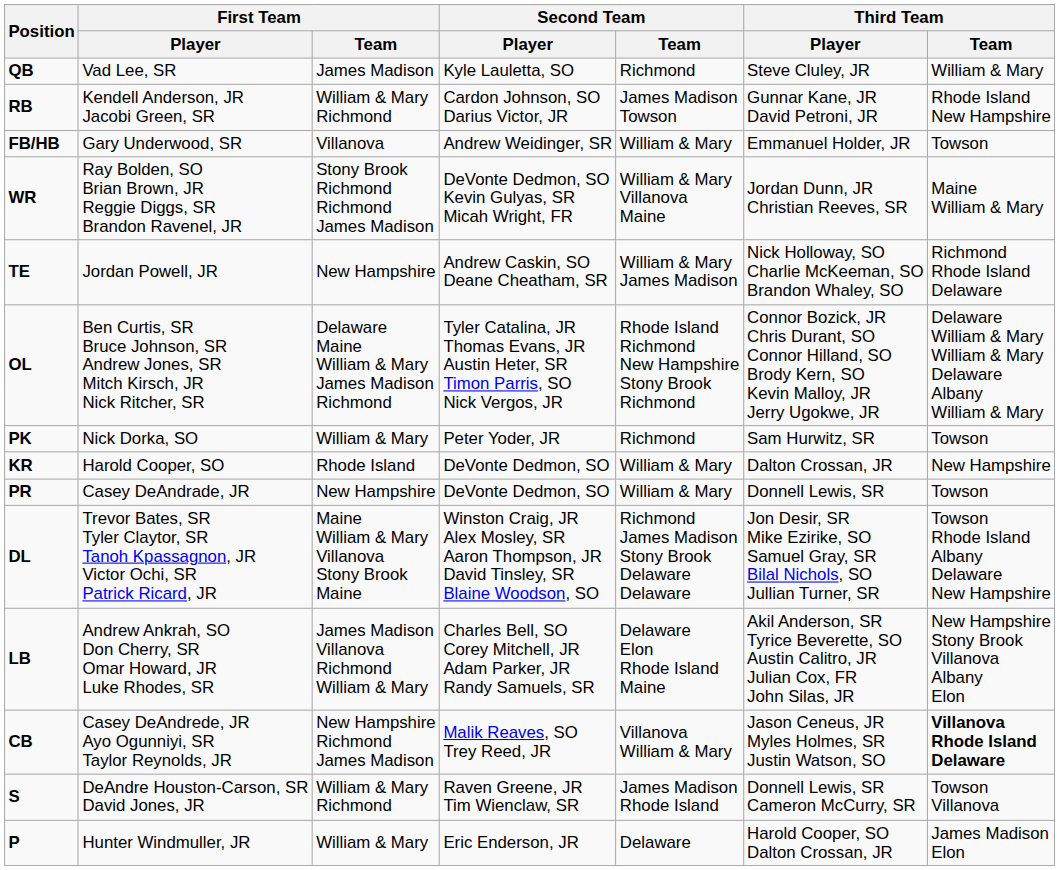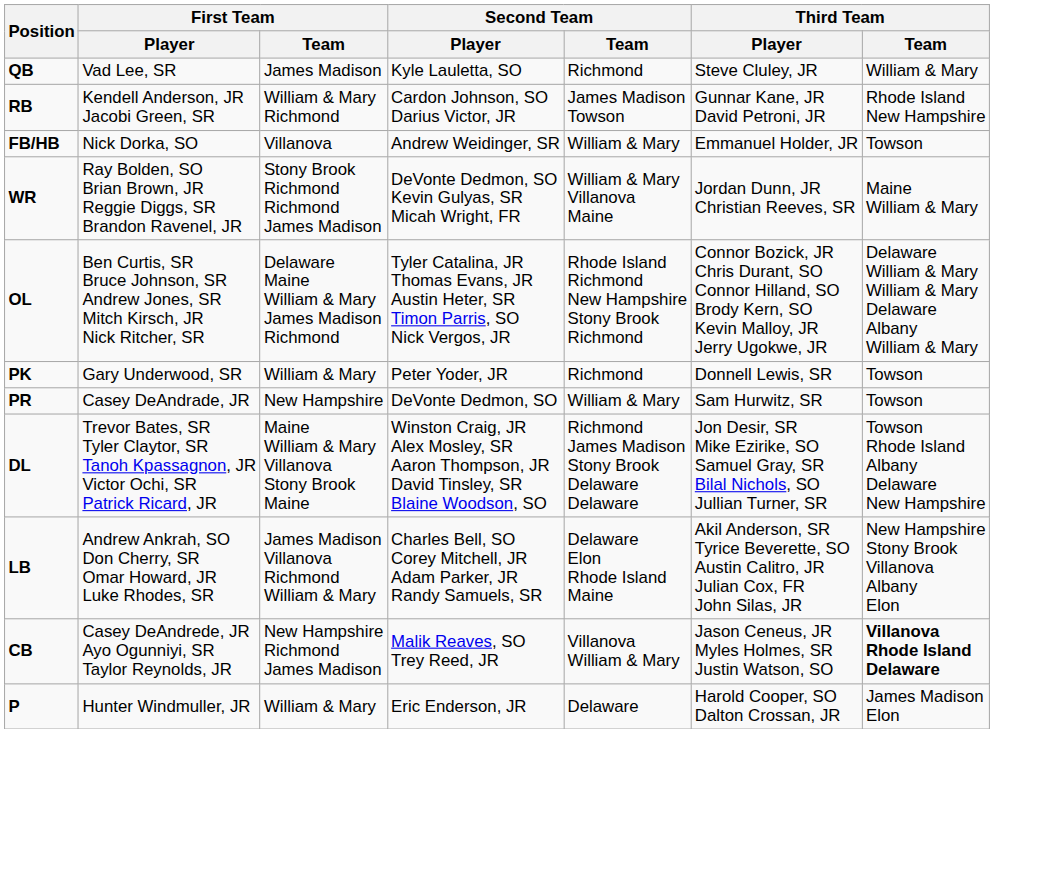(162, 143) Gary Underwood, SR -> (140, 143) Nick Dorka, SO
- row: (19, 272)
(140, 438) Nick Dorka, SO -> (162, 374) Gary Underwood, SR
(811, 438) Sam Hurwitz, SR -> (763, 374) Donnell Lewis, SR
- row: (21, 465)
(816, 492) Donnell Lewis, SR -> (759, 401) Sam Hurwitz, SR
- row: (14, 797)
